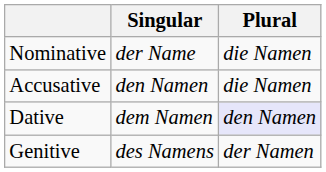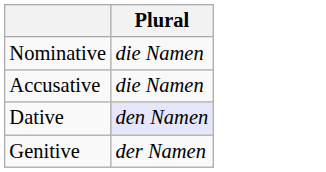- column: (165, 20)
